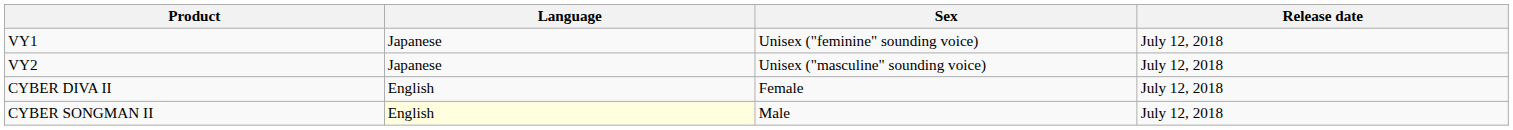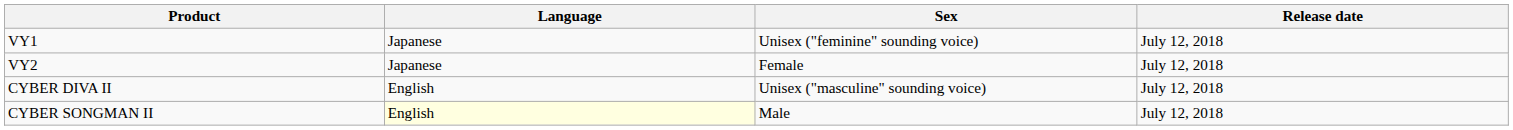(872, 64) Unisex ("masculine" sounding voice) -> (781, 64) Female
(781, 88) Female -> (872, 88) Unisex ("masculine" sounding voice)
